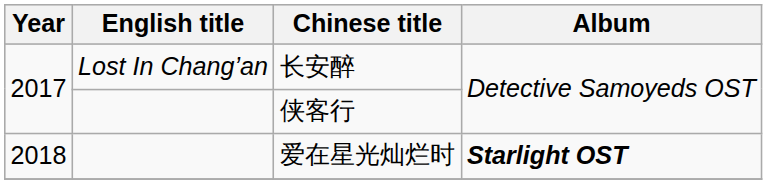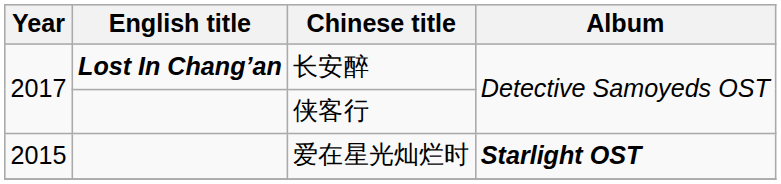(173, 66) normal -> (180, 66) bold
(39, 155) 2018 -> (39, 155) 2015
